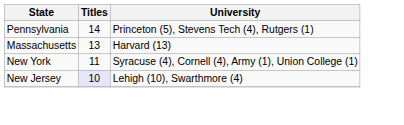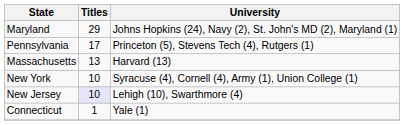+ row: (28, 29)
(94, 29) 14 -> (94, 45) 17
(94, 62) 11 -> (94, 78) 10
+ row: (34, 111)
